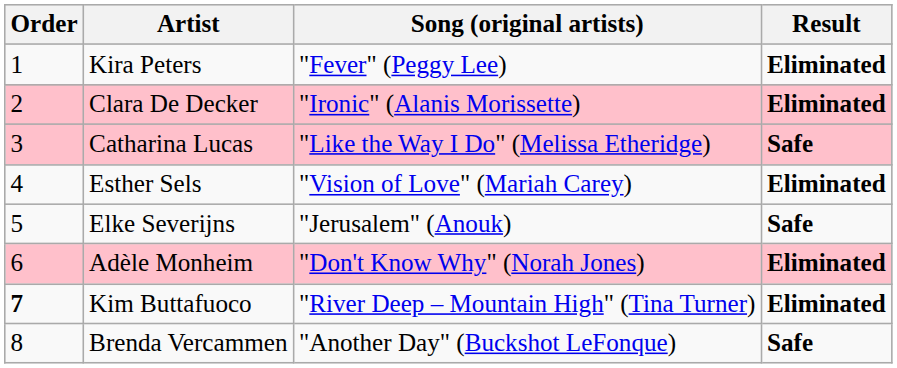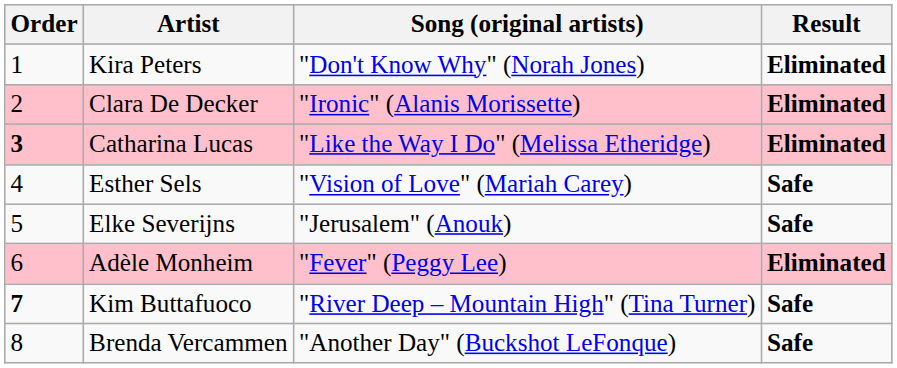(403, 64) "Fever" (Peggy Lee) -> (472, 64) "Don't Know Why" (Norah Jones)
(17, 143) normal -> (17, 143) bold
(790, 143) Safe -> (826, 143) Eliminated
(826, 183) Eliminated -> (790, 183) Safe
(472, 263) "Don't Know Why" (Norah Jones) -> (403, 263) "Fever" (Peggy Lee)
(826, 303) Eliminated -> (790, 303) Safe
